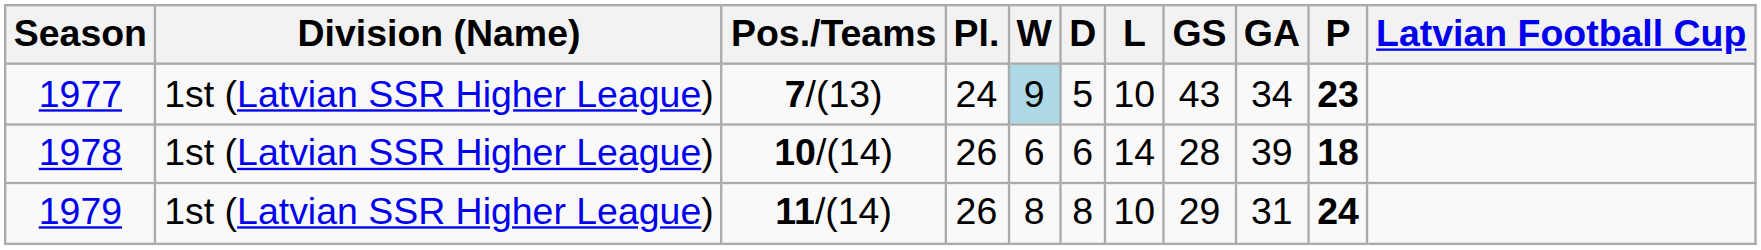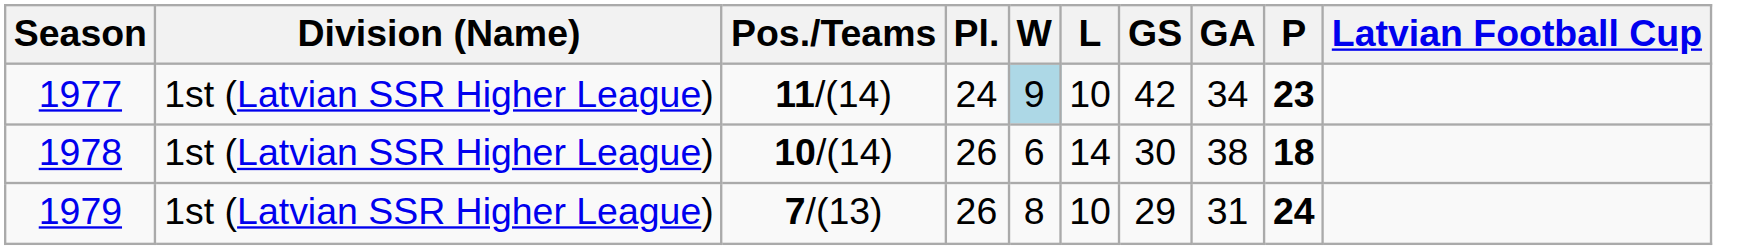- column: (1083, 34)
(834, 93) 7/(13) -> (834, 93) 11/(14)
(1199, 93) 43 -> (1155, 93) 42
(1199, 152) 28 -> (1155, 152) 30
(1272, 152) 39 -> (1228, 152) 38
(834, 212) 11/(14) -> (834, 212) 7/(13)
